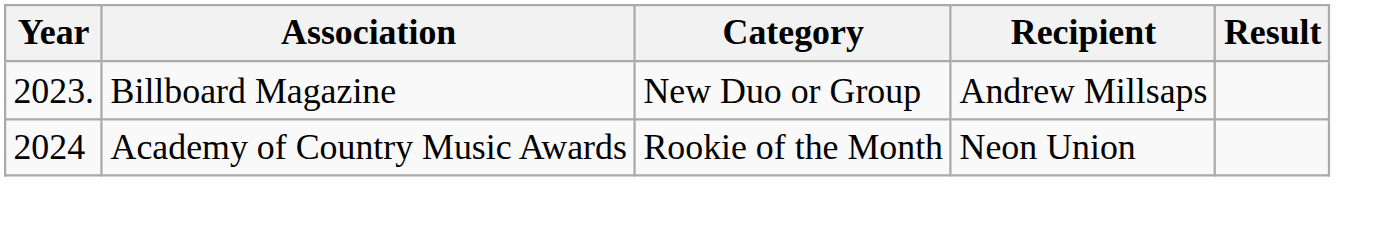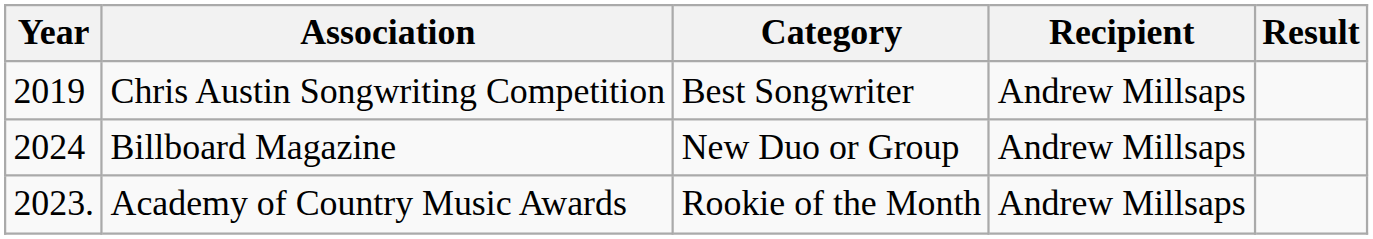+ row: (388, 89)
(54, 89) 2023. -> (49, 146) 2024
(49, 146) 2024 -> (54, 203) 2023.
(1048, 146) Neon Union -> (1122, 203) Andrew Millsaps
